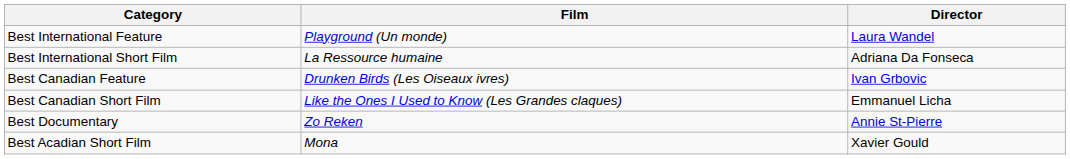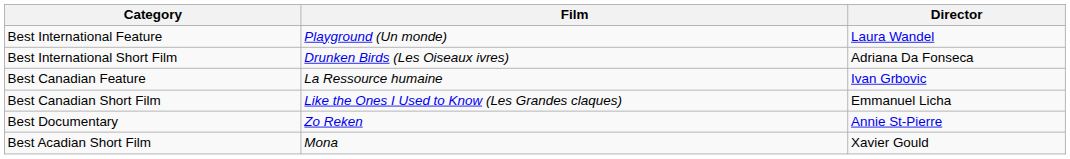(373, 57) La Ressource humaine -> (407, 57) Drunken Birds (Les Oiseaux ivres)
(407, 79) Drunken Birds (Les Oiseaux ivres) -> (373, 79) La Ressource humaine
